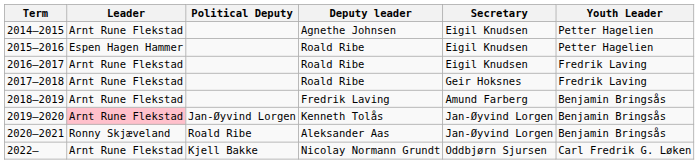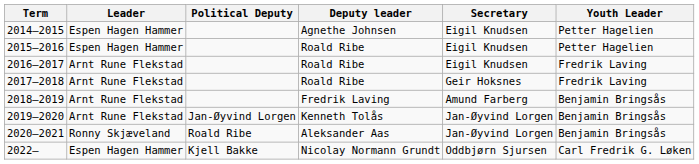(126, 30) Arnt Rune Flekstad -> (126, 30) Espen Hagen Hammer
(126, 116) pink background -> (126, 116) no background
(126, 150) Arnt Rune Flekstad -> (126, 150) Espen Hagen Hammer
